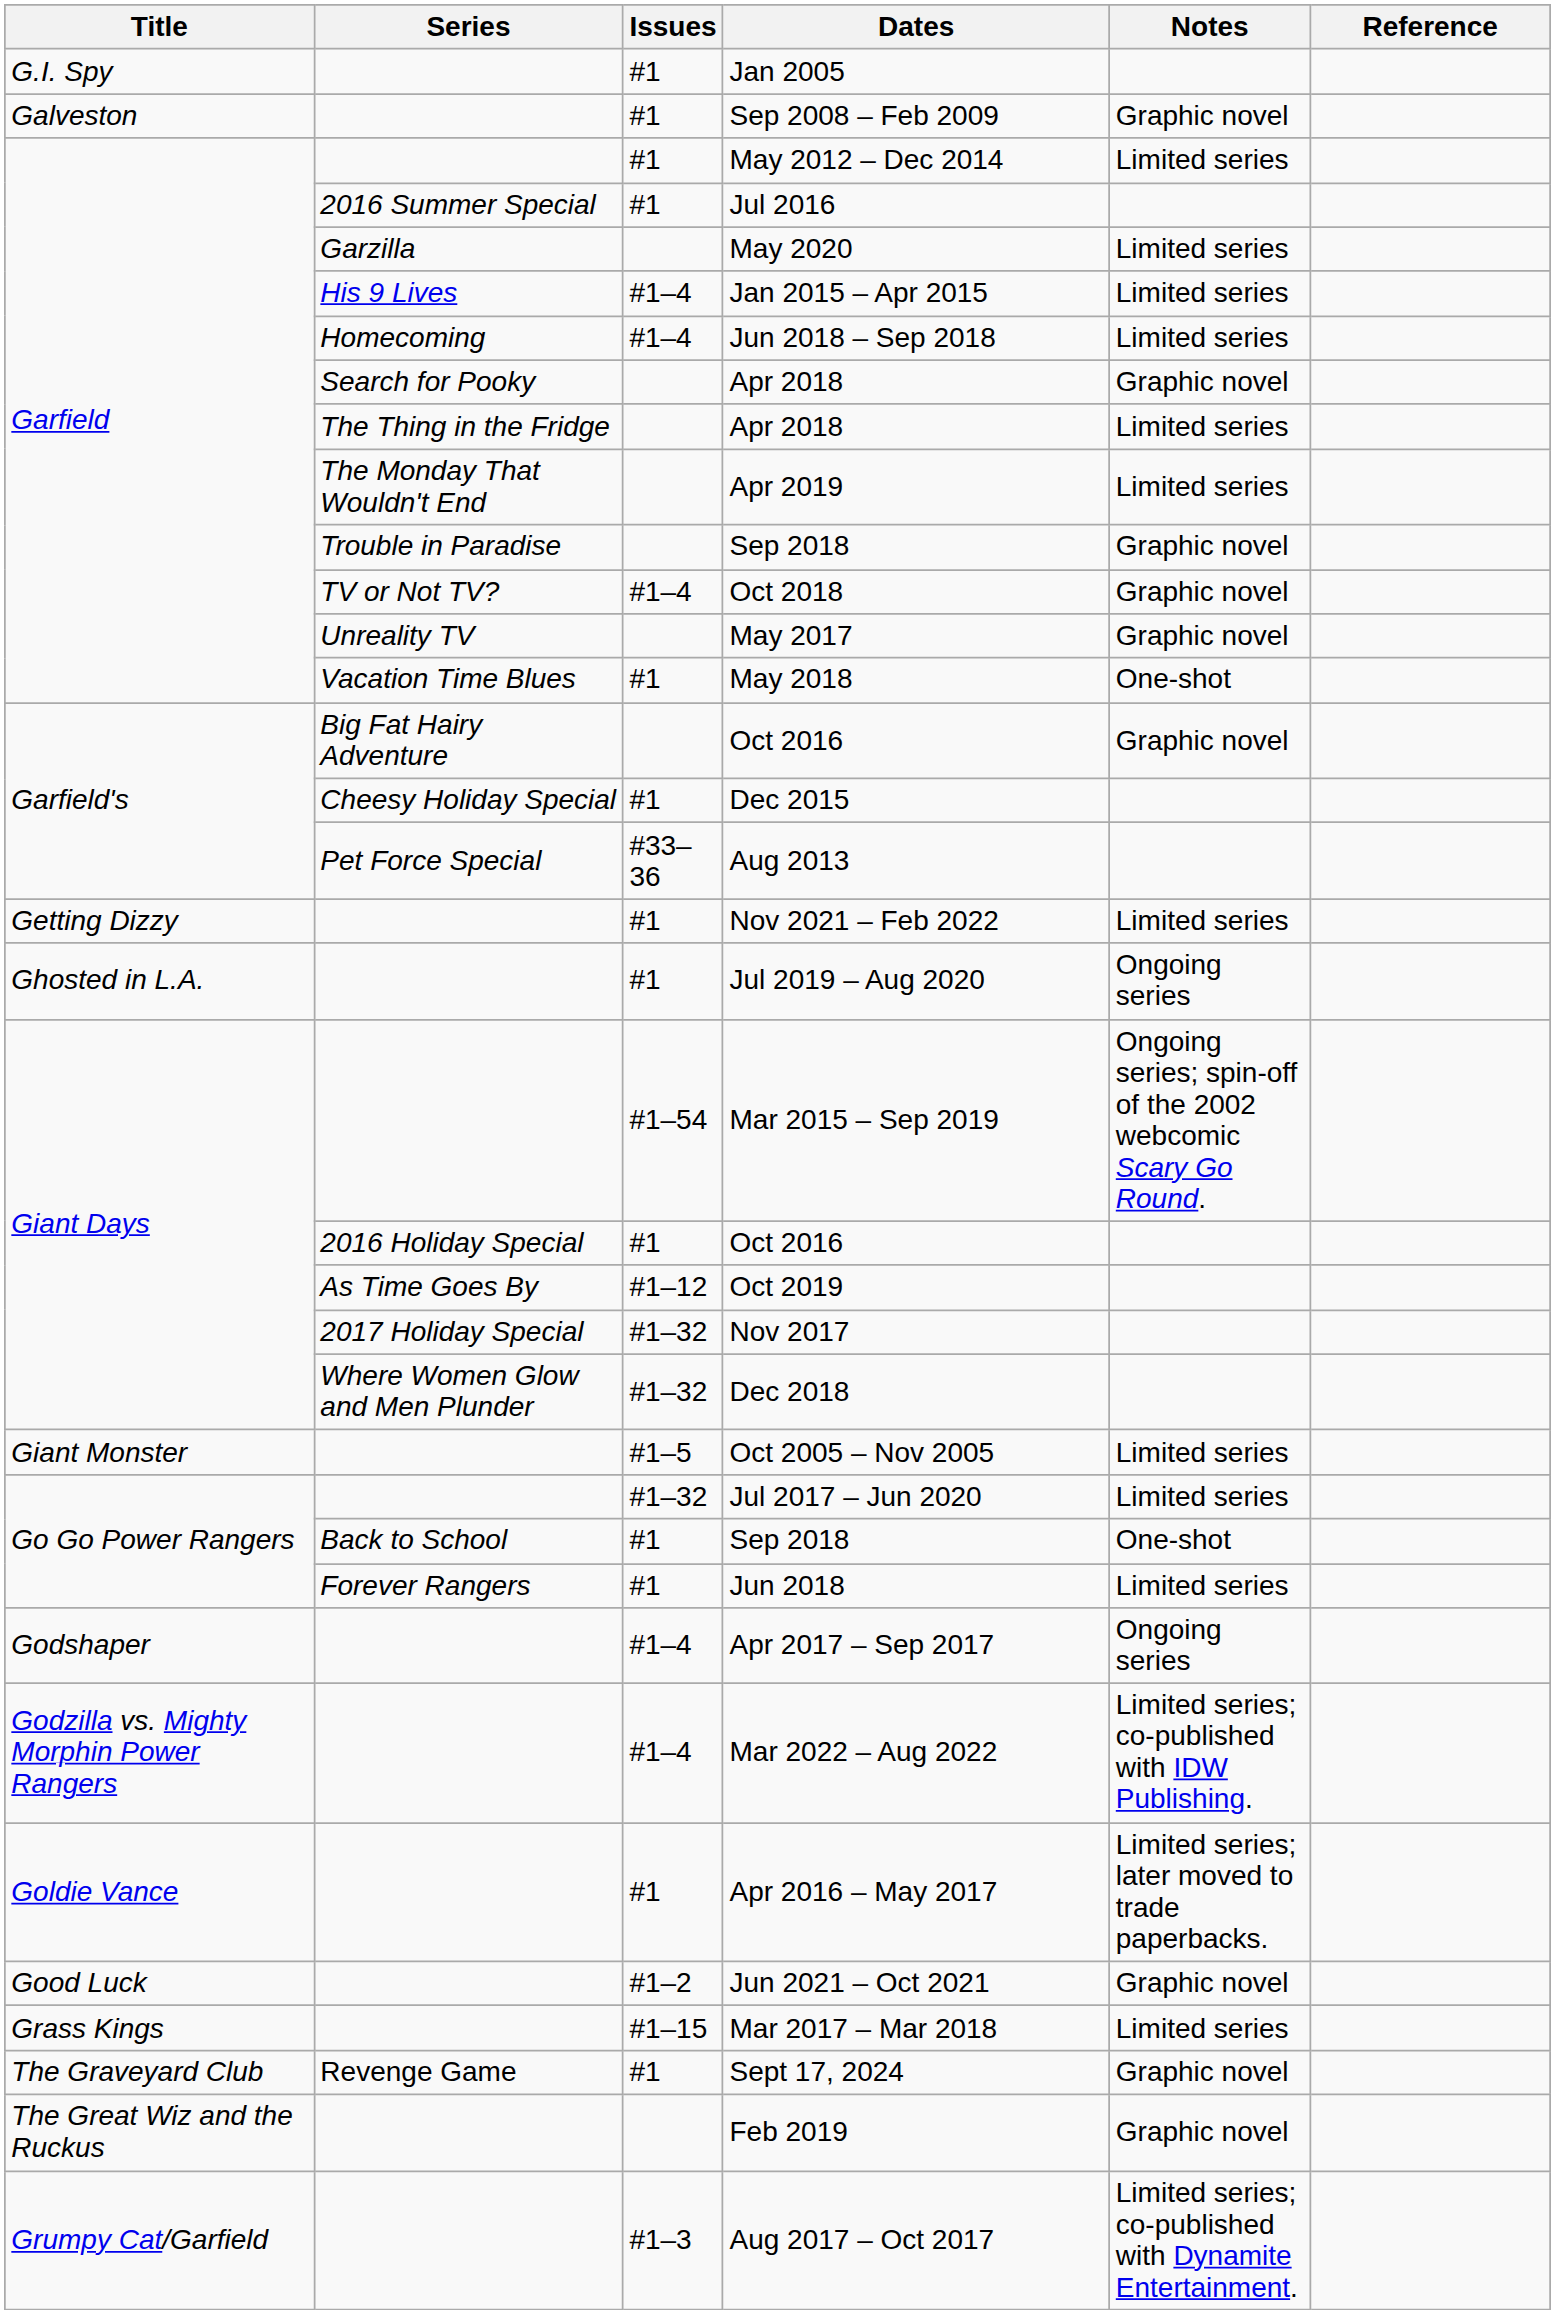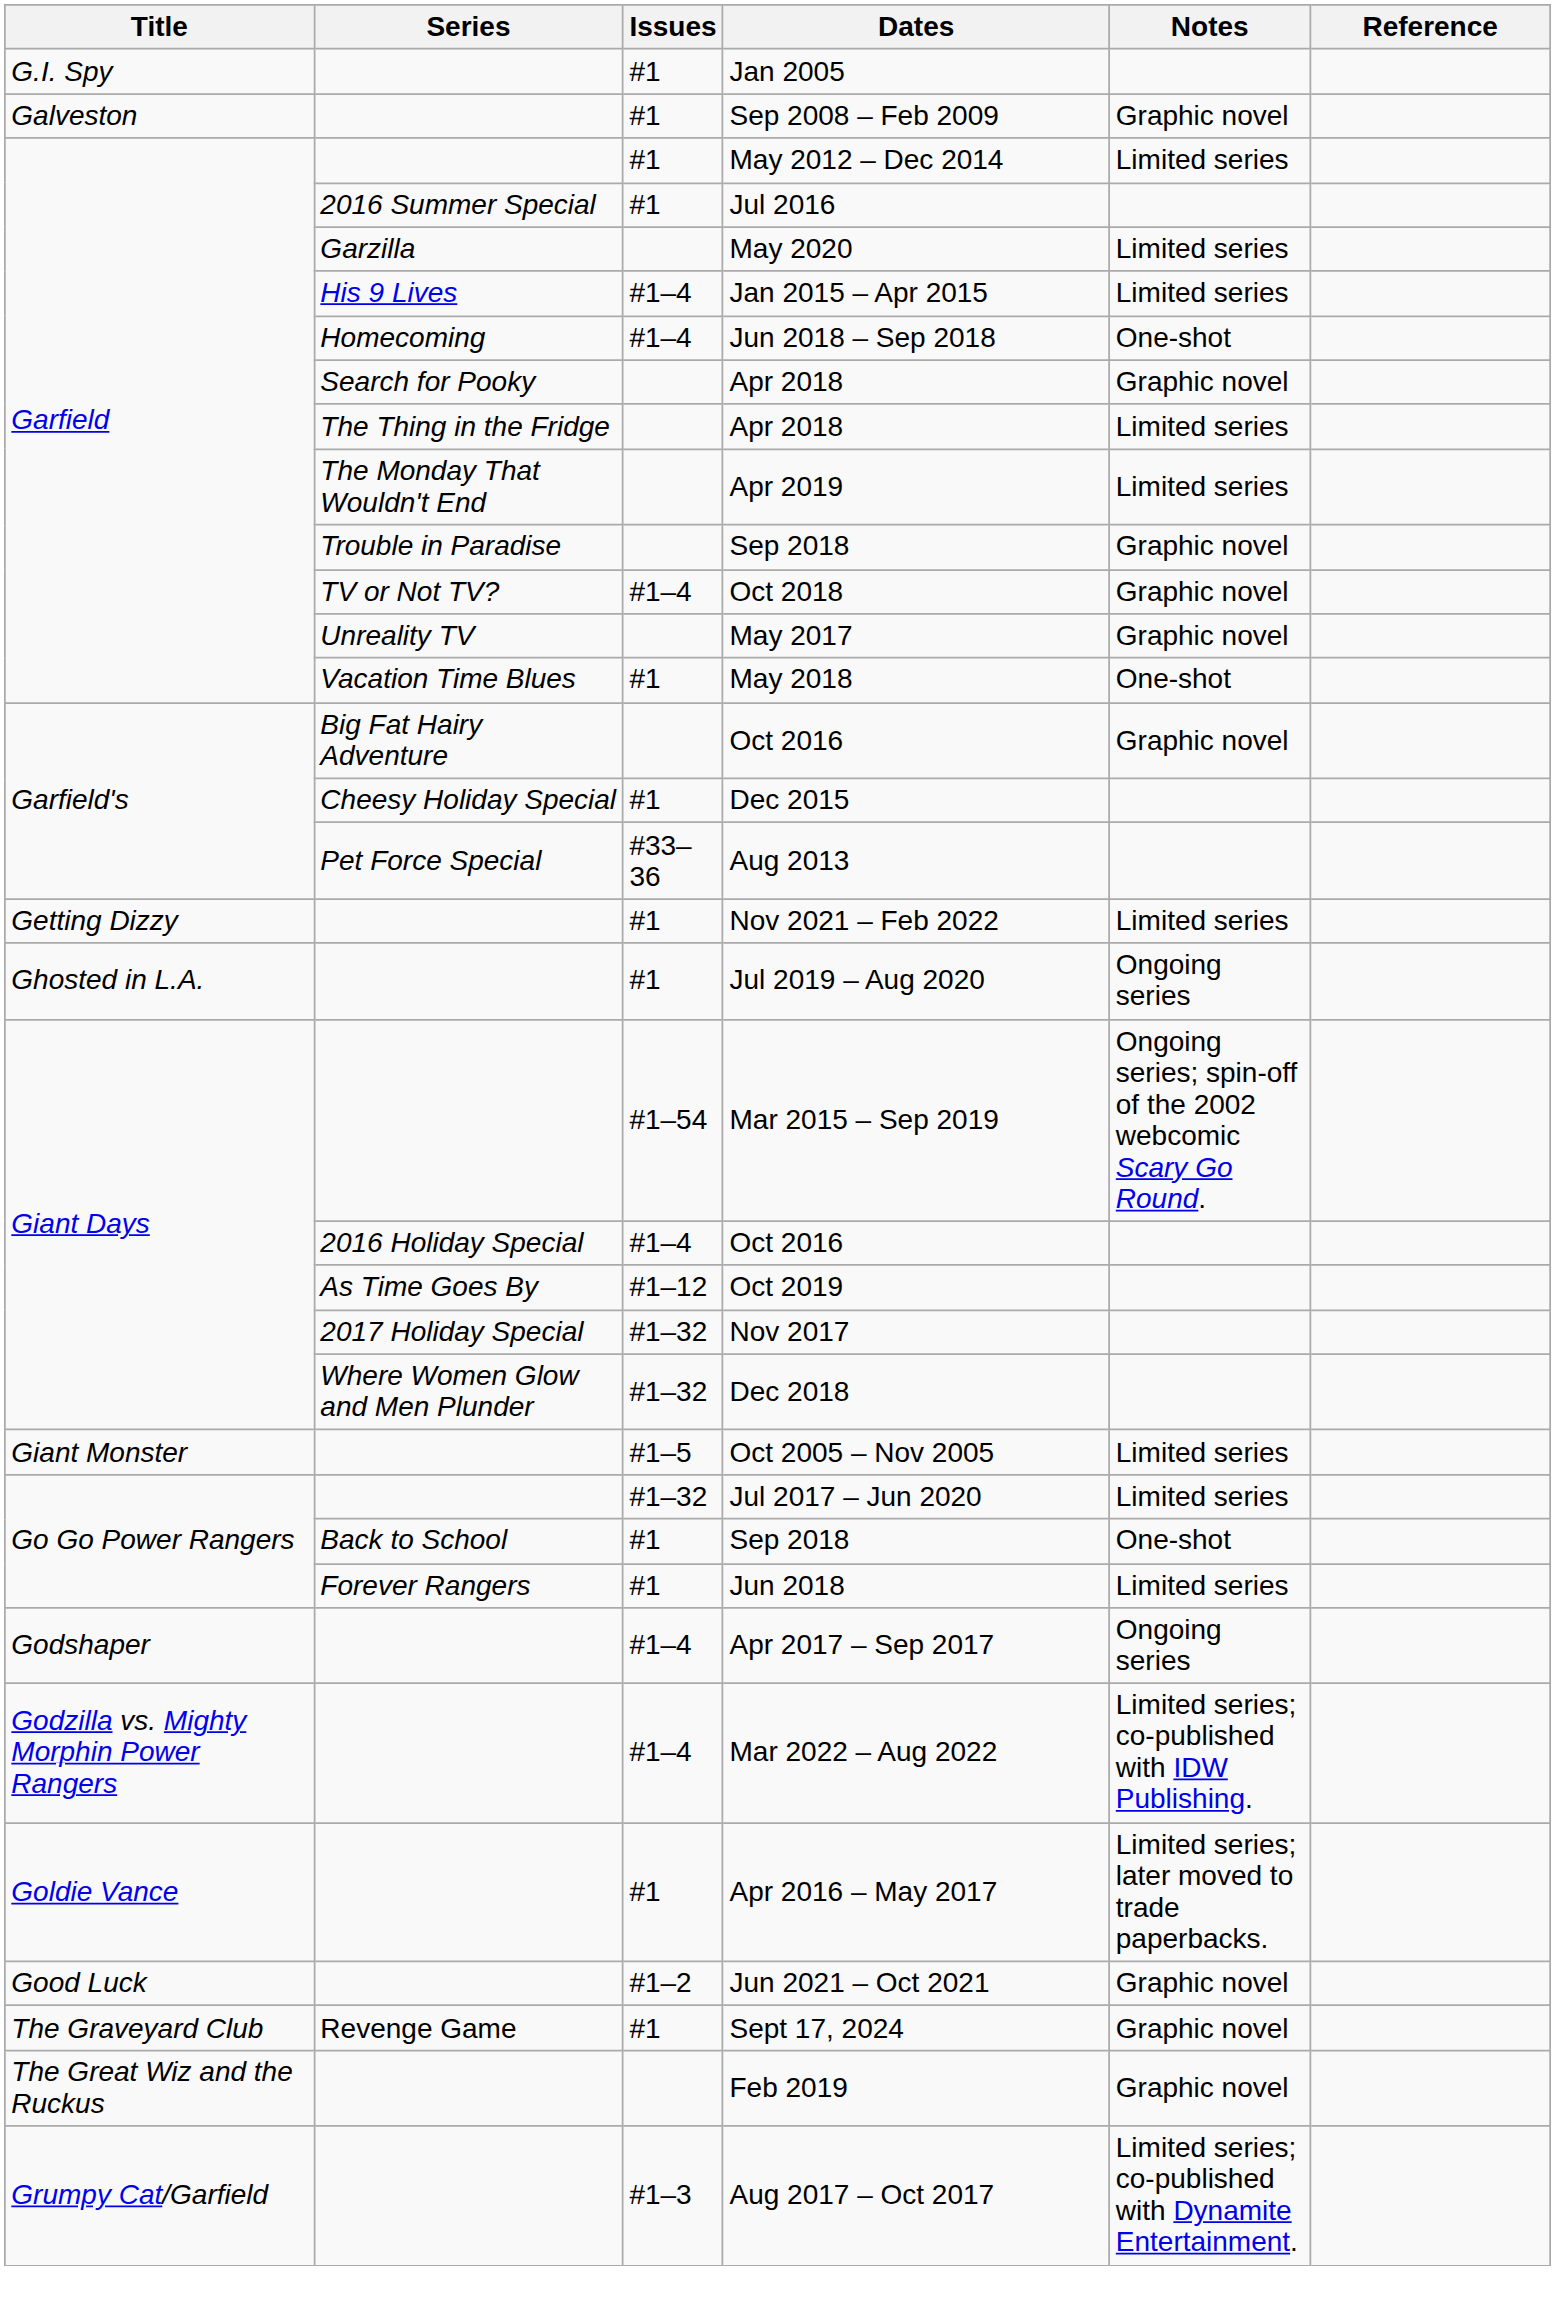(1202, 337) Limited series -> (1173, 337) One-shot
(645, 1242) #1 -> (661, 1242) #1–4
- row: (468, 2028)
